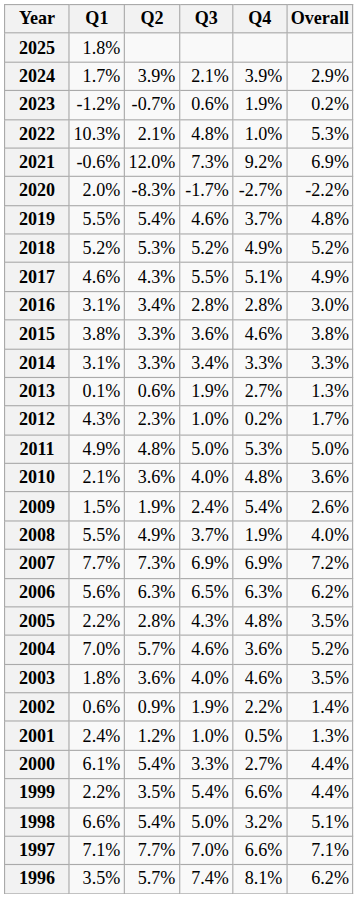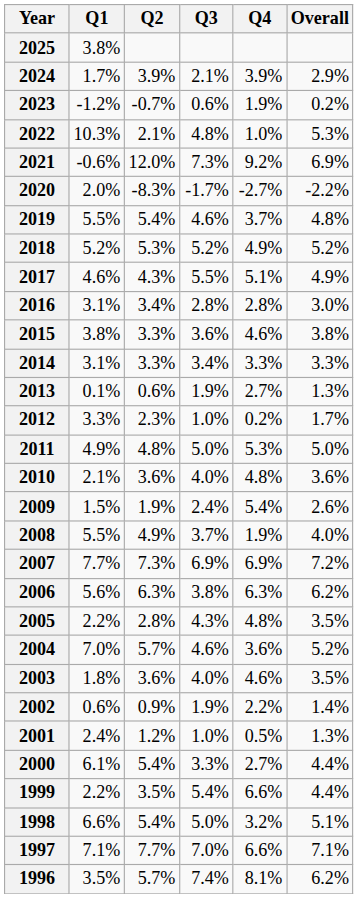(101, 47) 1.8% -> (101, 47) 3.8%
(101, 420) 4.3% -> (101, 420) 3.3%
(210, 592) 6.5% -> (210, 592) 3.8%
